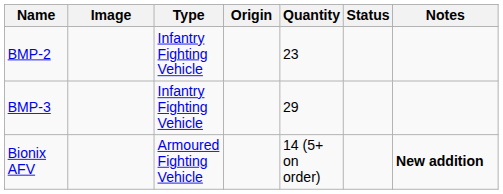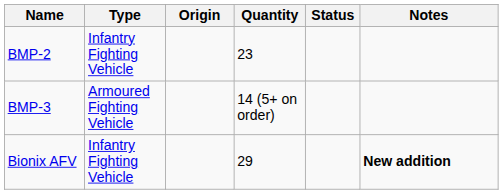- column: (111, 15)
(183, 107) Infantry Fighting Vehicle -> (119, 107) Armoured Fighting Vehicle
(291, 107) 29 -> (267, 107) 14 (5+ on order)
(188, 161) Armoured Fighting Vehicle -> (113, 161) Infantry Fighting Vehicle
(303, 161) 14 (5+ on order) -> (245, 161) 29
